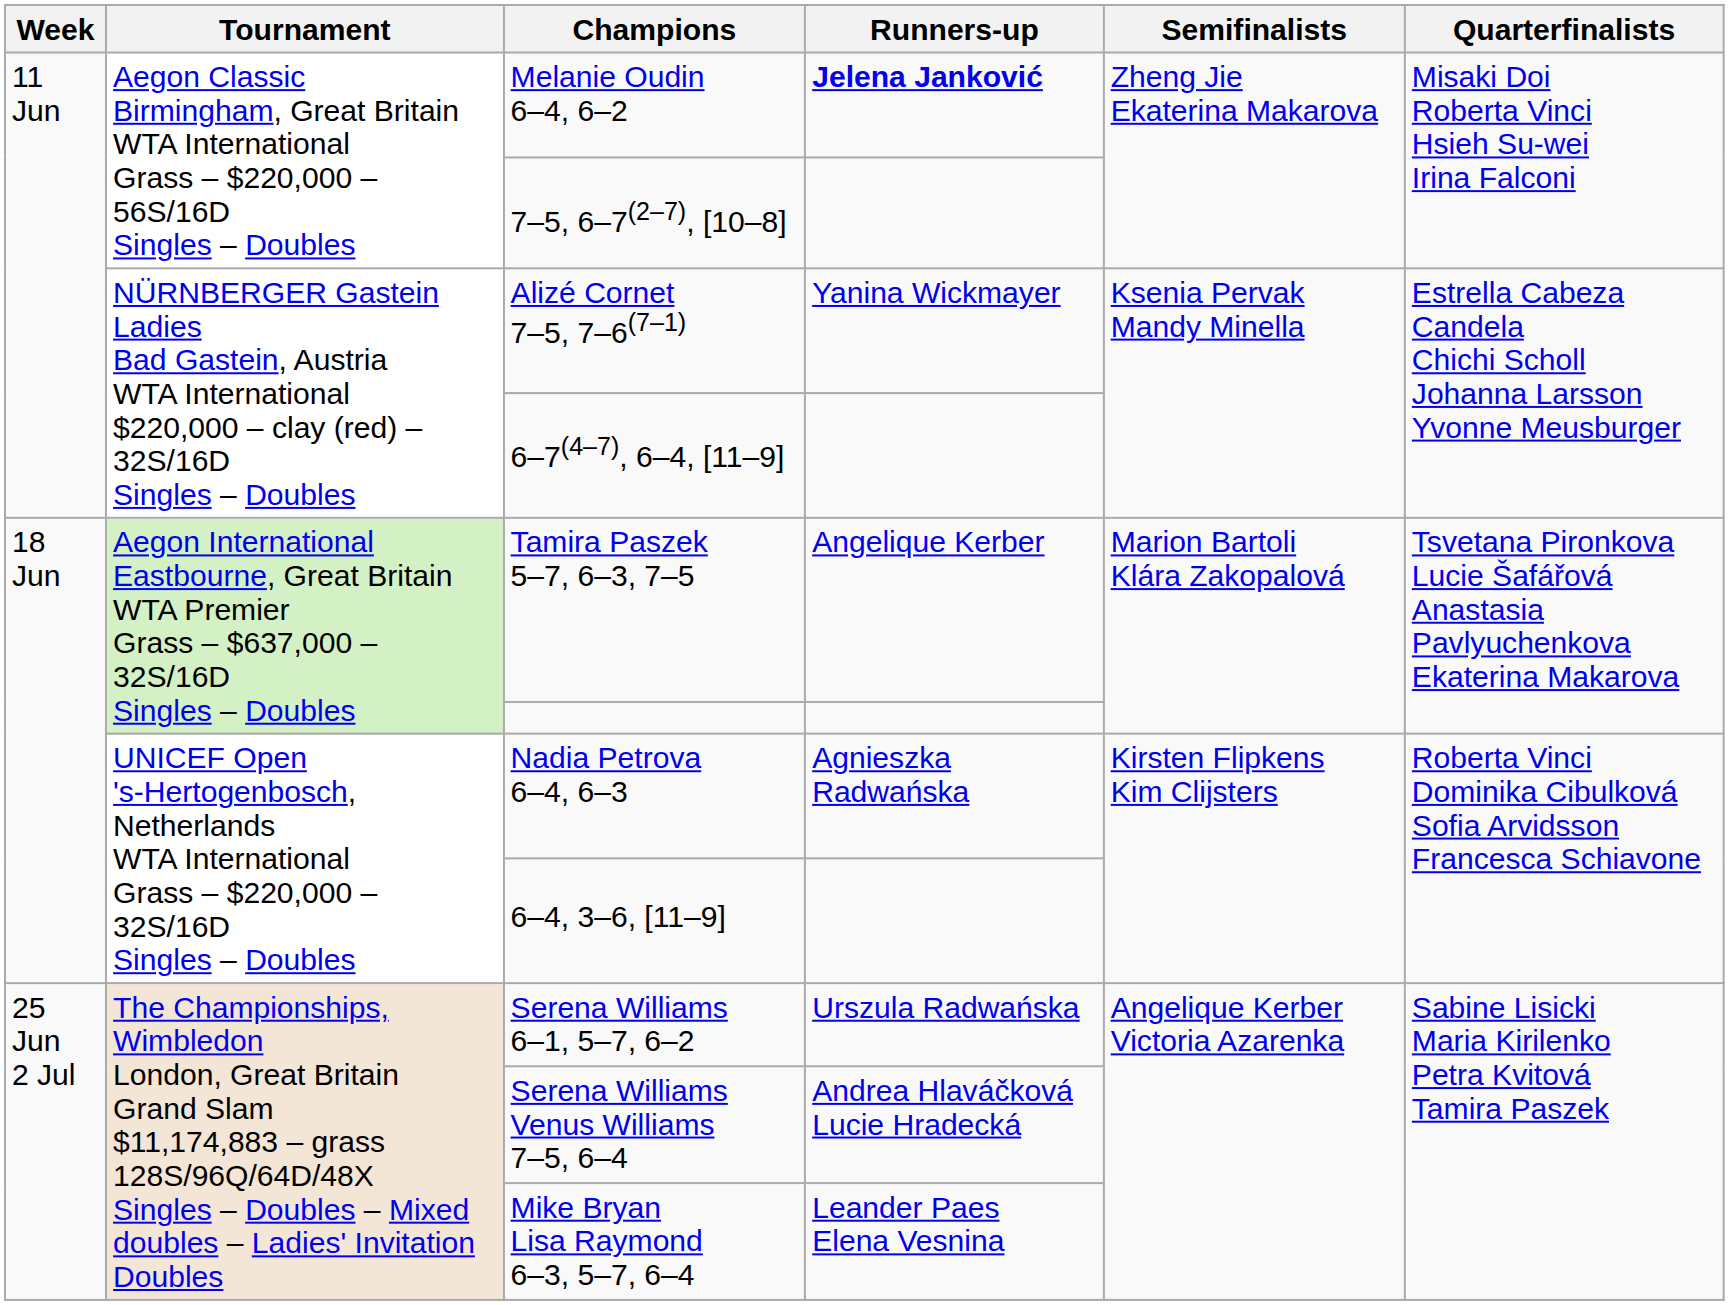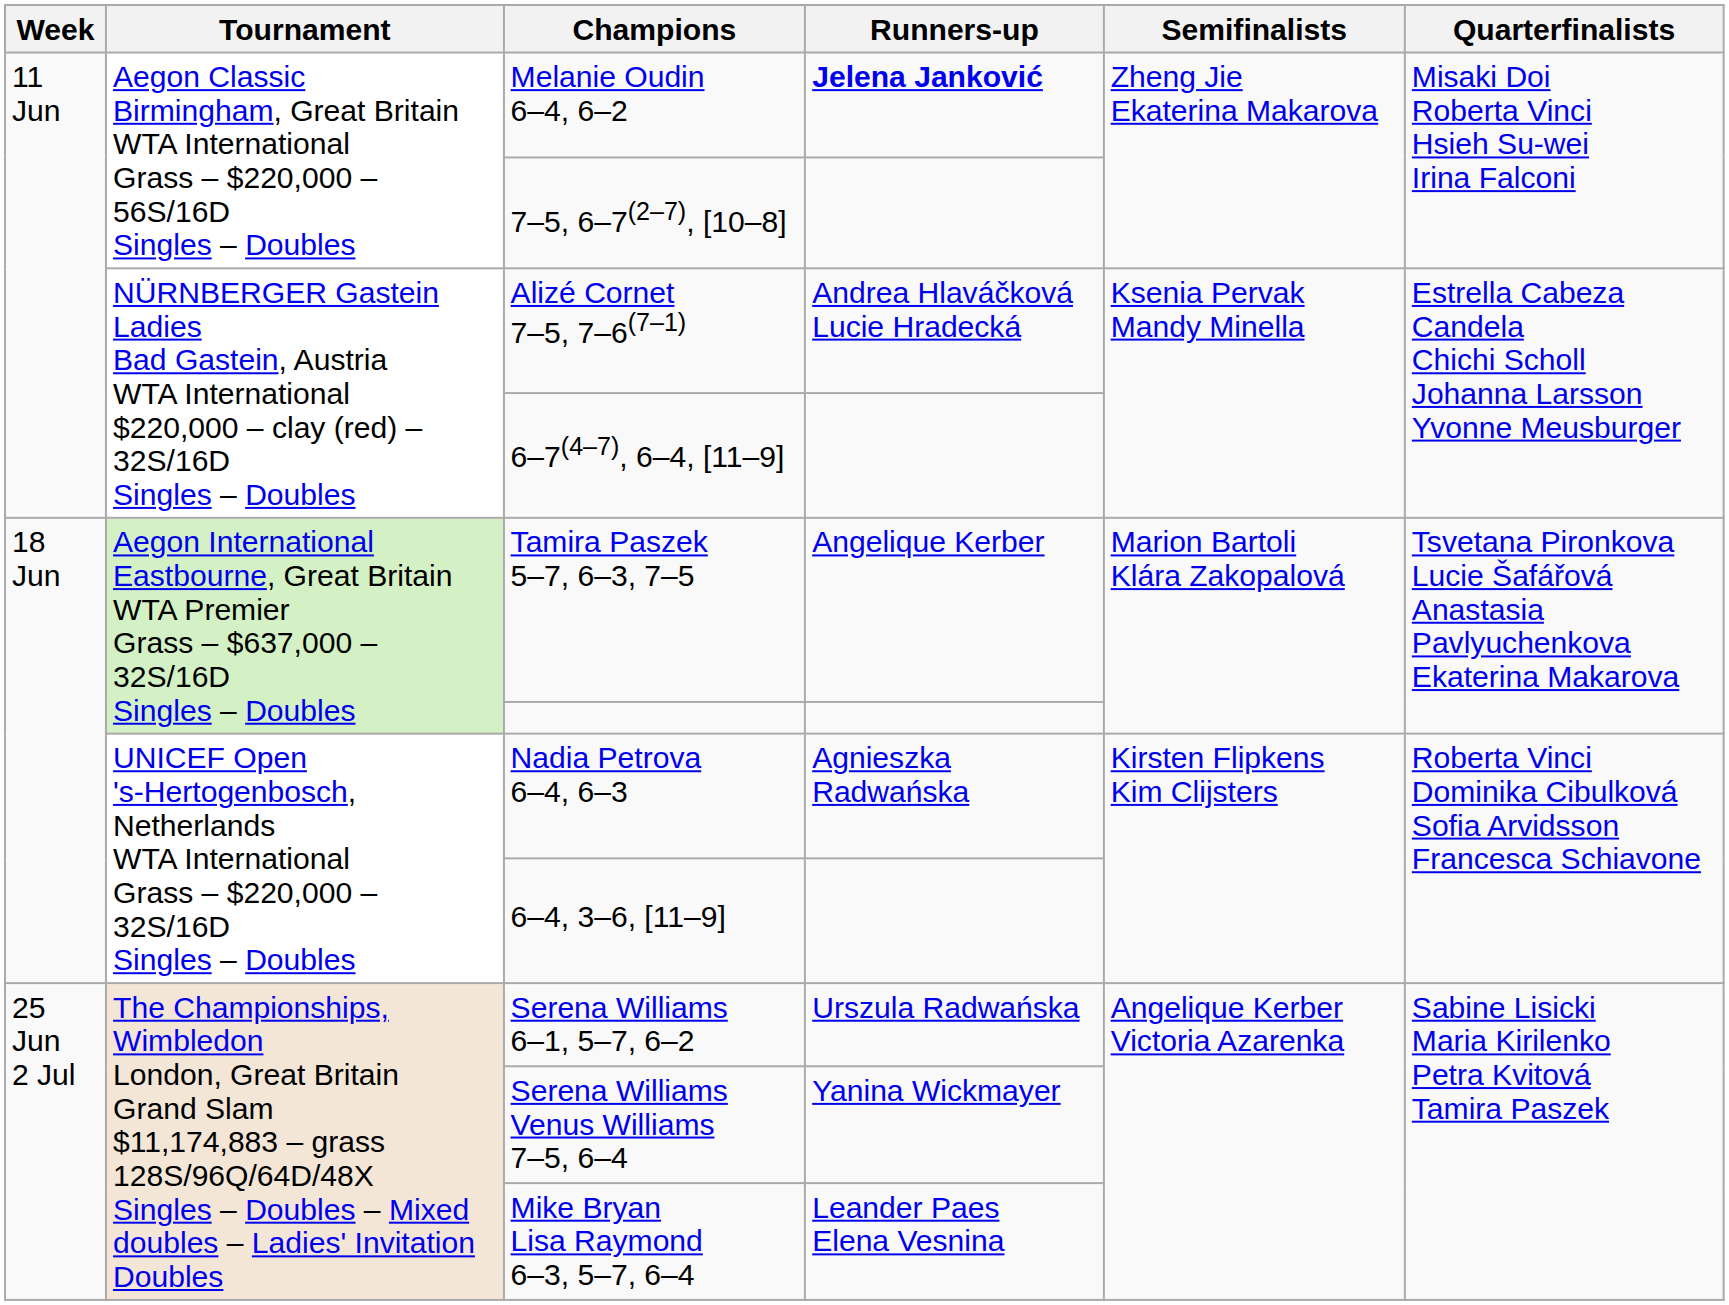(936, 293) Yanina Wickmayer -> (943, 309) Andrea Hlaváčková Lucie Hradecká
(943, 1107) Andrea Hlaváčková Lucie Hradecká -> (936, 1091) Yanina Wickmayer
